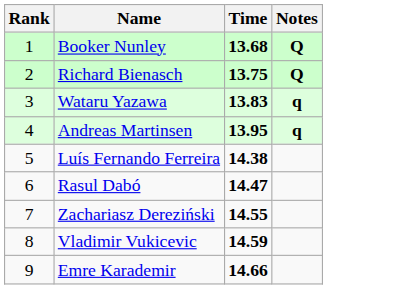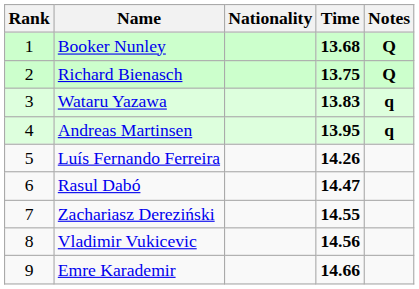+ column: (270, 18)
(248, 158) 14.38 -> (340, 158) 14.26
(248, 241) 14.59 -> (340, 241) 14.56
